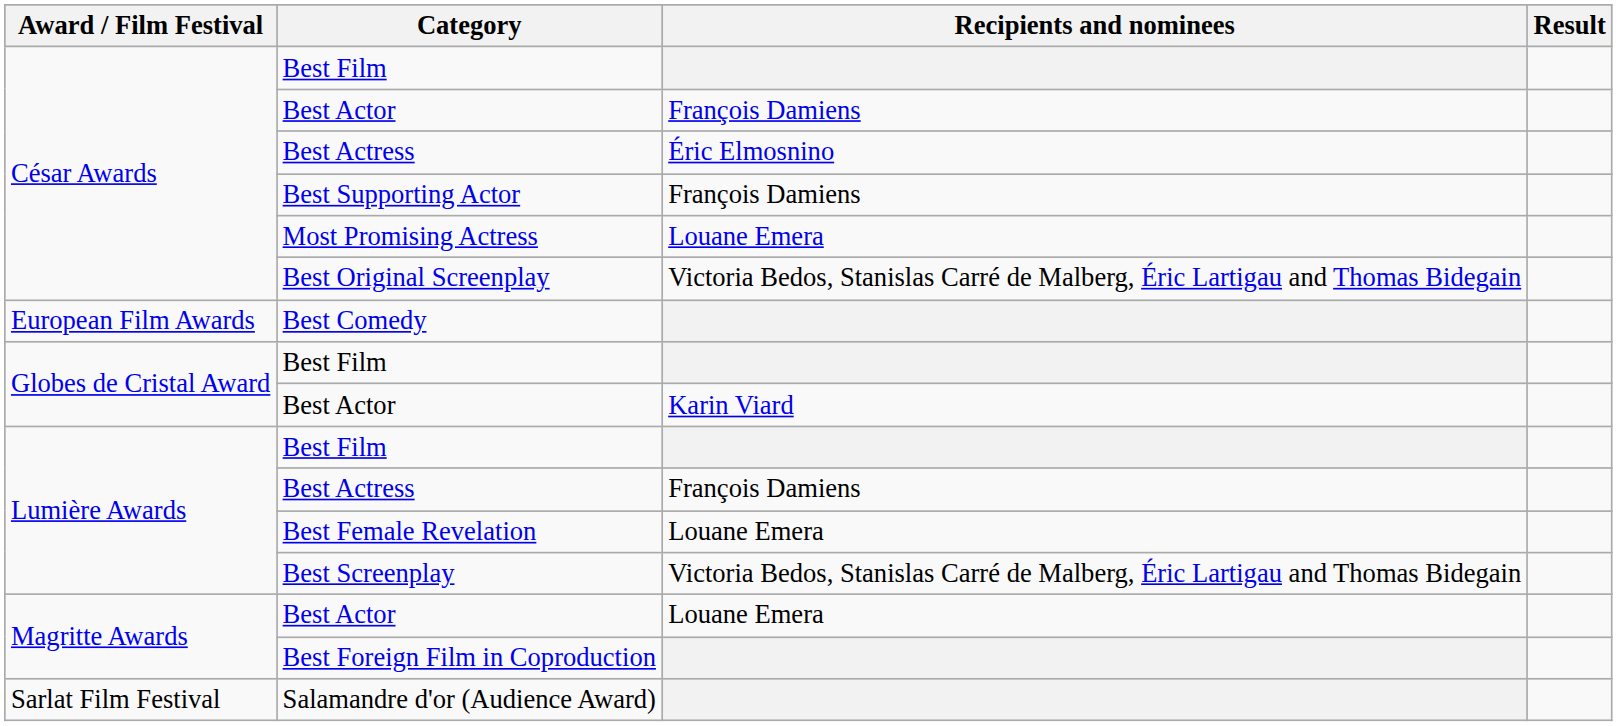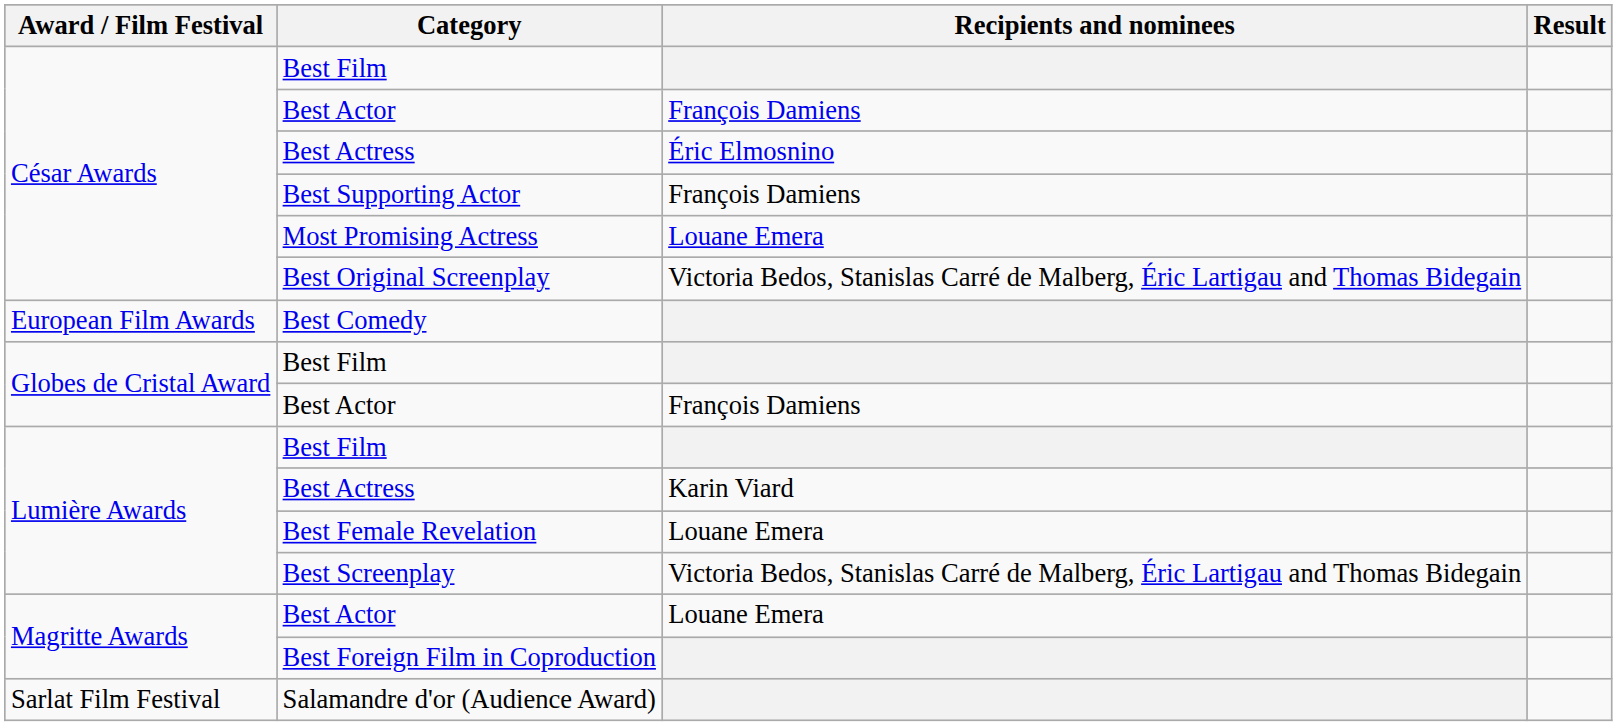(731, 404) Karin Viard -> (764, 404) François Damiens
(764, 488) François Damiens -> (731, 488) Karin Viard
